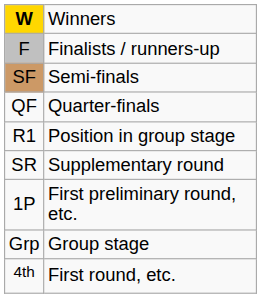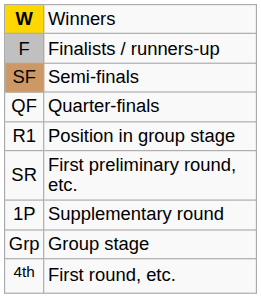(136, 164) Supplementary round -> (142, 175) First preliminary round, etc.
(142, 204) First preliminary round, etc. -> (136, 214) Supplementary round
